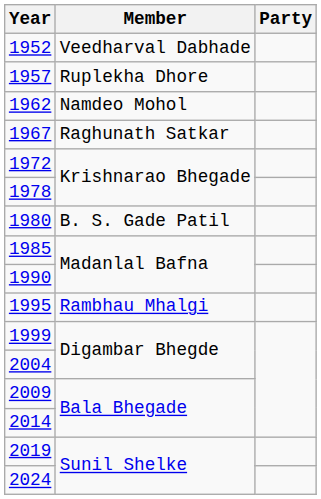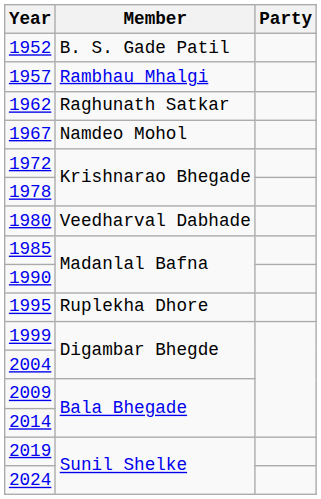(155, 48) Veedharval Dabhade -> (145, 48) B. S. Gade Patil
(134, 77) Ruplekha Dhore -> (134, 77) Rambhau Mhalgi
(123, 106) Namdeo Mohol -> (145, 106) Raghunath Satkar
(145, 134) Raghunath Satkar -> (123, 134) Namdeo Mohol
(145, 221) B. S. Gade Patil -> (155, 221) Veedharval Dabhade
(134, 307) Rambhau Mhalgi -> (134, 307) Ruplekha Dhore
